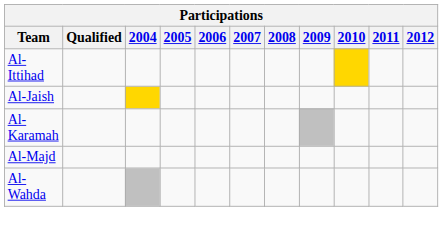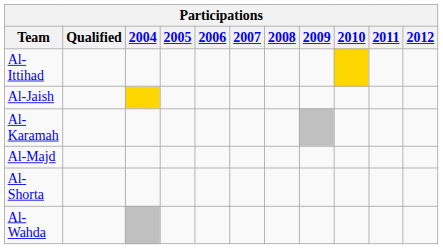+ row: (26, 187)
